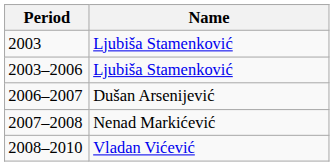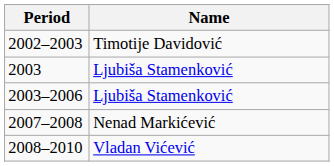+ row: (45, 43)
- row: (45, 95)
